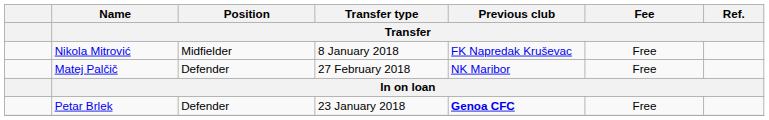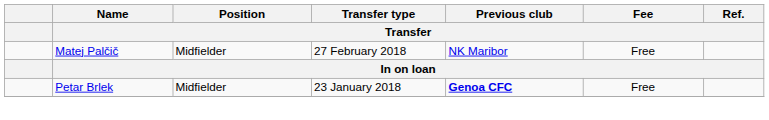- row: (93, 50)
(205, 69) Defender -> (201, 50) Midfielder
(205, 105) Defender -> (201, 87) Midfielder
